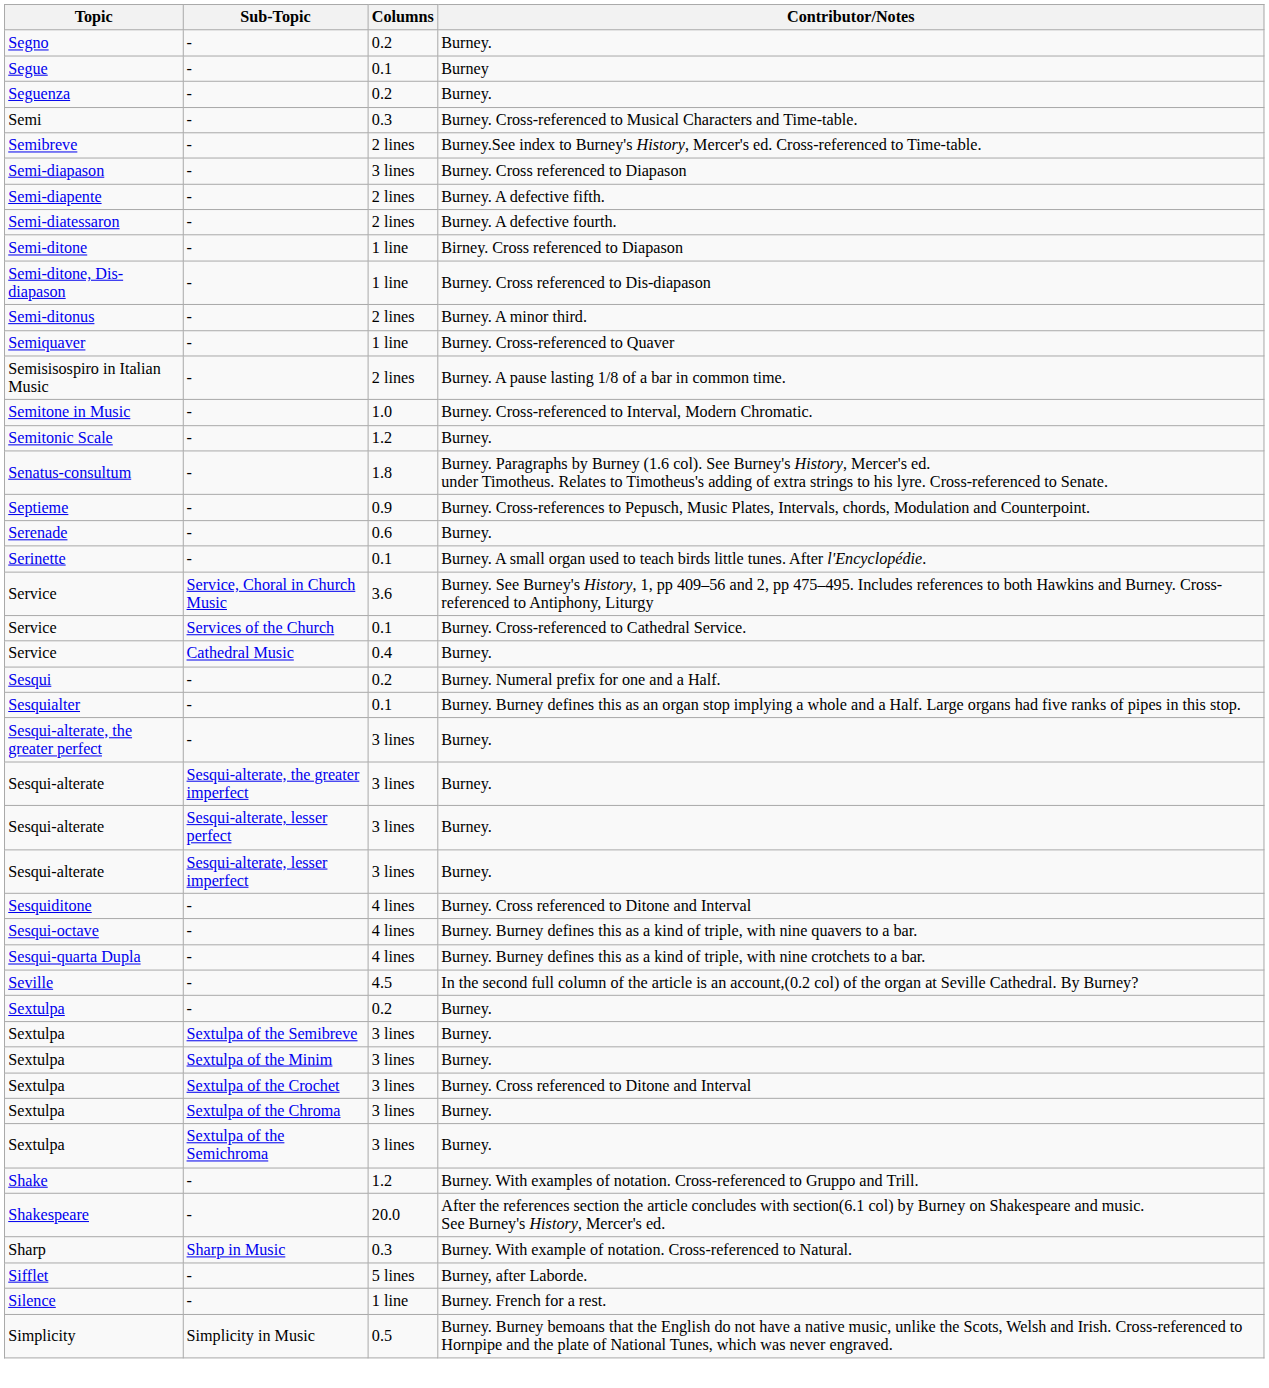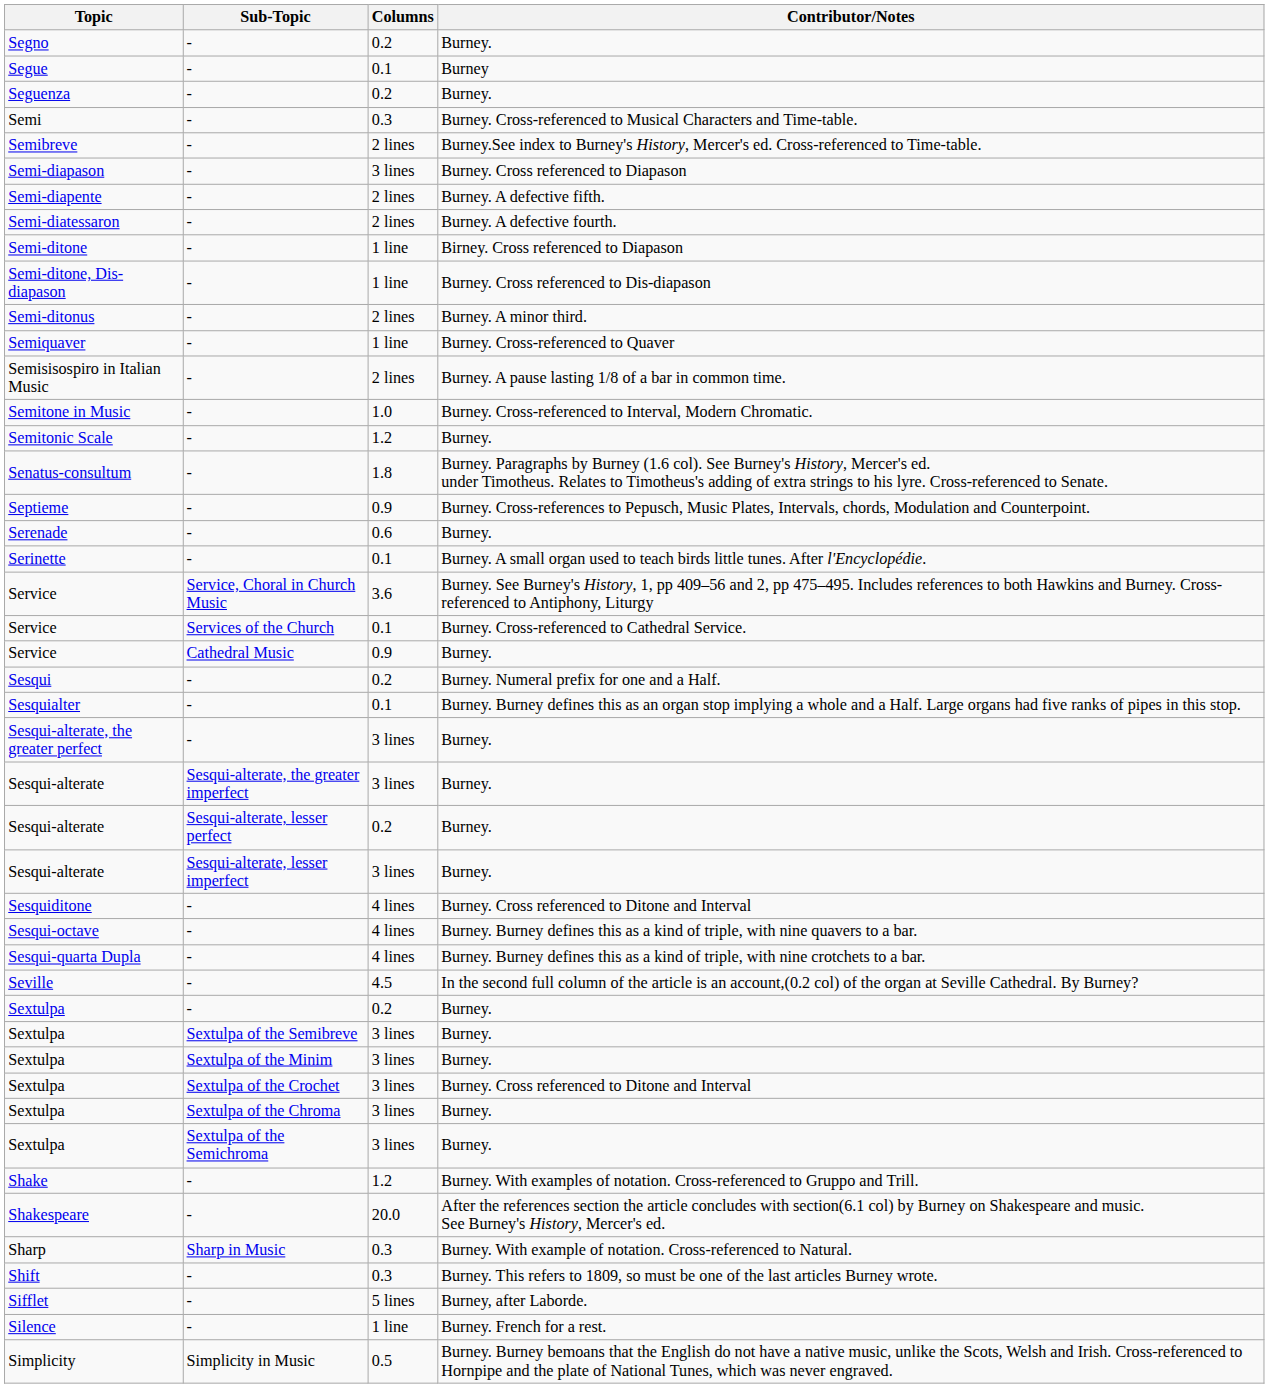(382, 653) 0.4 -> (382, 653) 0.9
(393, 827) 3 lines -> (382, 827) 0.2
+ row: (24, 1275)
